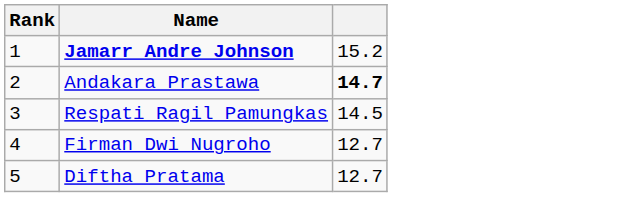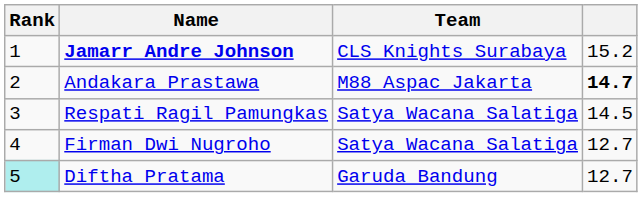+ column: (458, 20)
(15, 176) no background -> (15, 176) paleturquoise background
